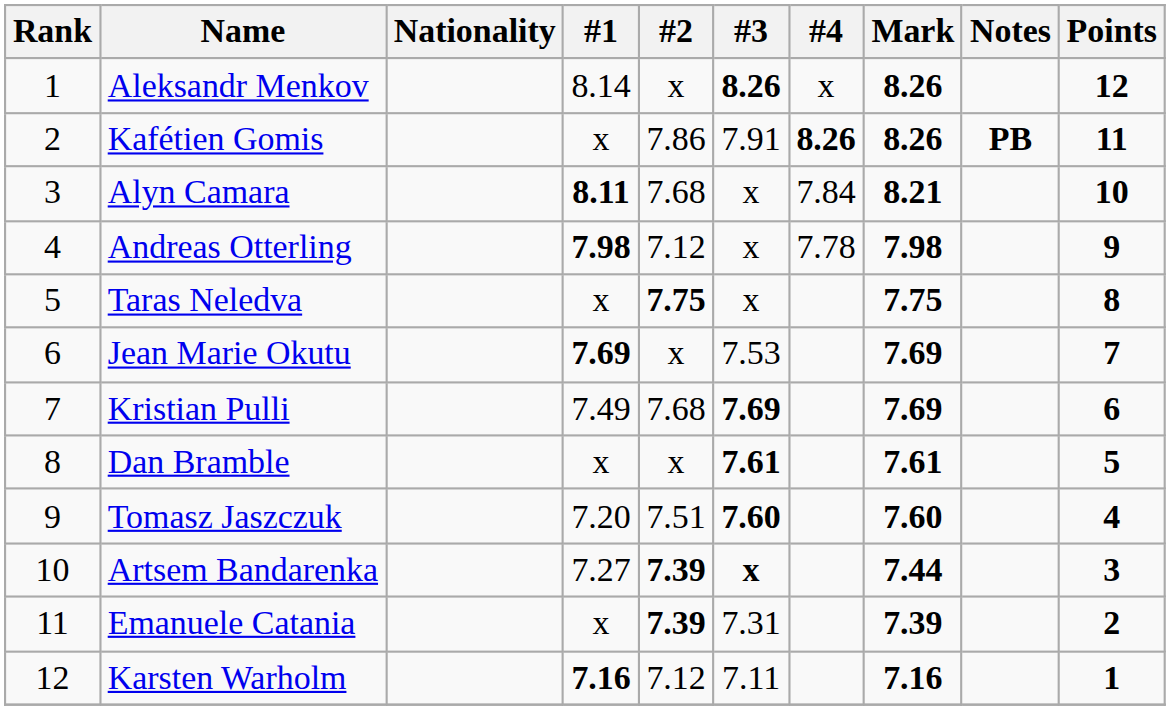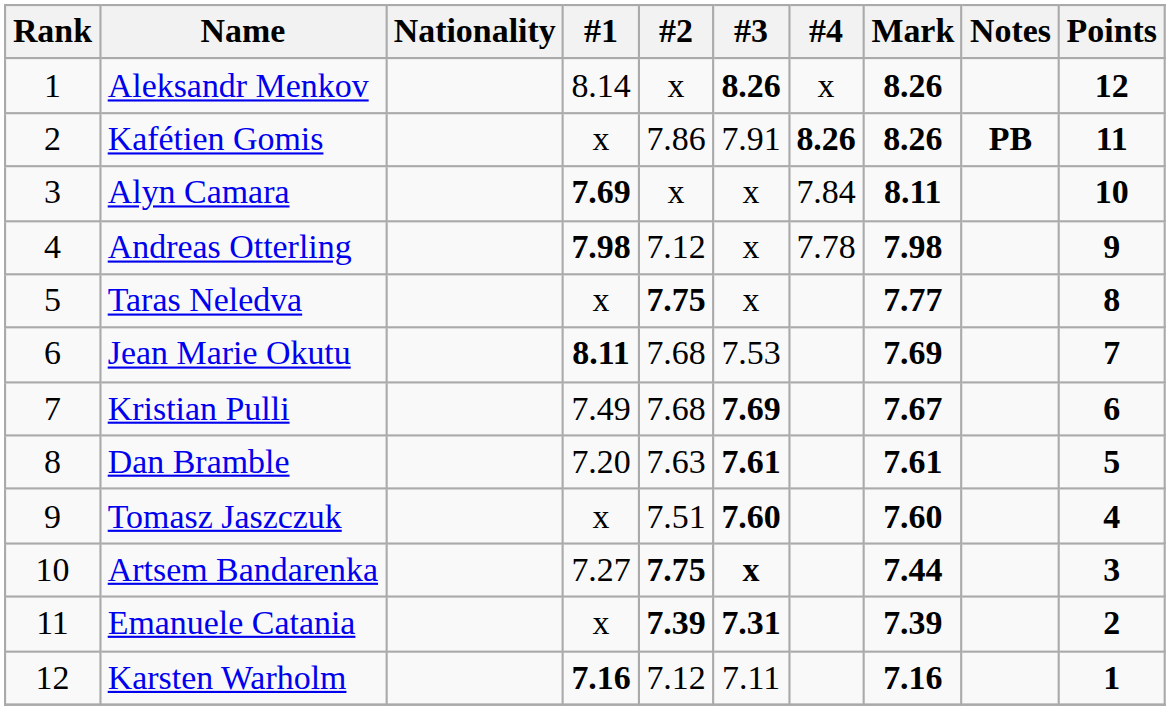(601, 192) 8.11 -> (601, 192) 7.69
(676, 192) 7.68 -> (676, 192) x
(913, 192) 8.21 -> (913, 192) 8.11
(913, 300) 7.75 -> (913, 300) 7.77
(601, 354) 7.69 -> (601, 354) 8.11
(676, 354) x -> (676, 354) 7.68
(913, 407) 7.69 -> (913, 407) 7.67
(601, 461) x -> (601, 461) 7.20
(676, 461) x -> (676, 461) 7.63
(601, 515) 7.20 -> (601, 515) x
(676, 569) 7.39 -> (676, 569) 7.75
(751, 623) normal -> (751, 623) bold
